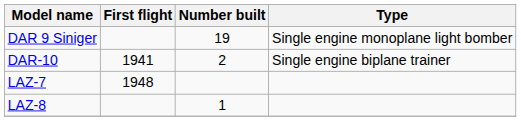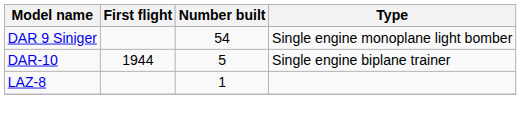(222, 37) 19 -> (222, 37) 54
(138, 60) 1941 -> (138, 60) 1944
(222, 60) 2 -> (222, 60) 5
- row: (27, 82)
